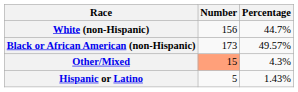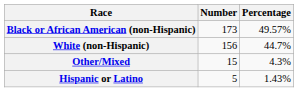rows swapped: (101, 29) <-> (101, 45)
(232, 62) lightsalmon background -> (232, 62) no background
